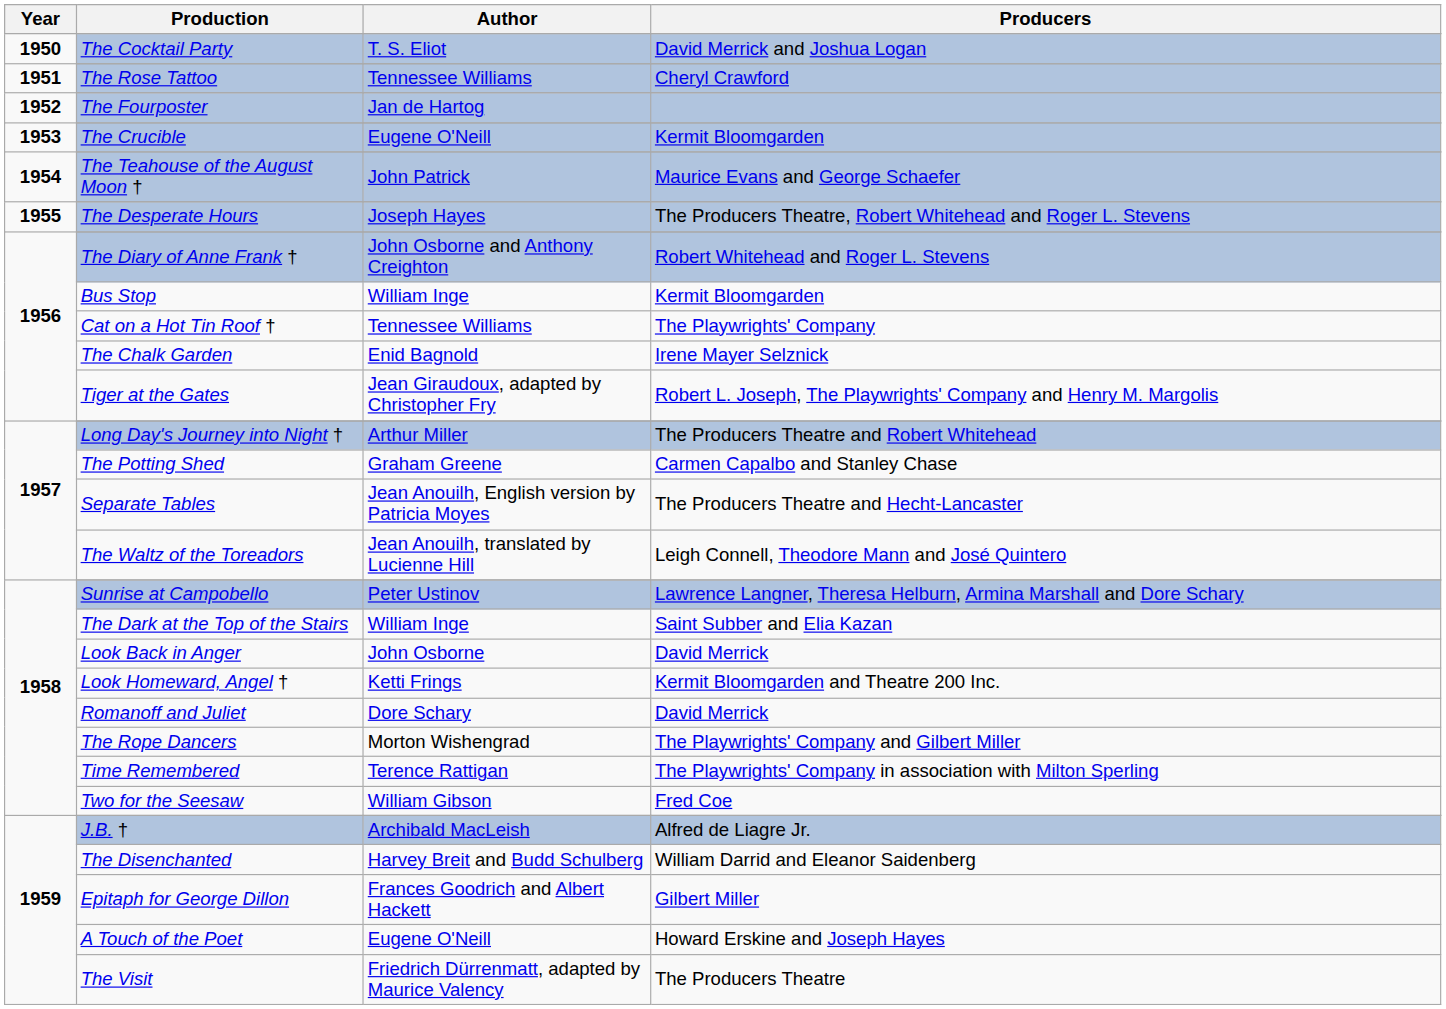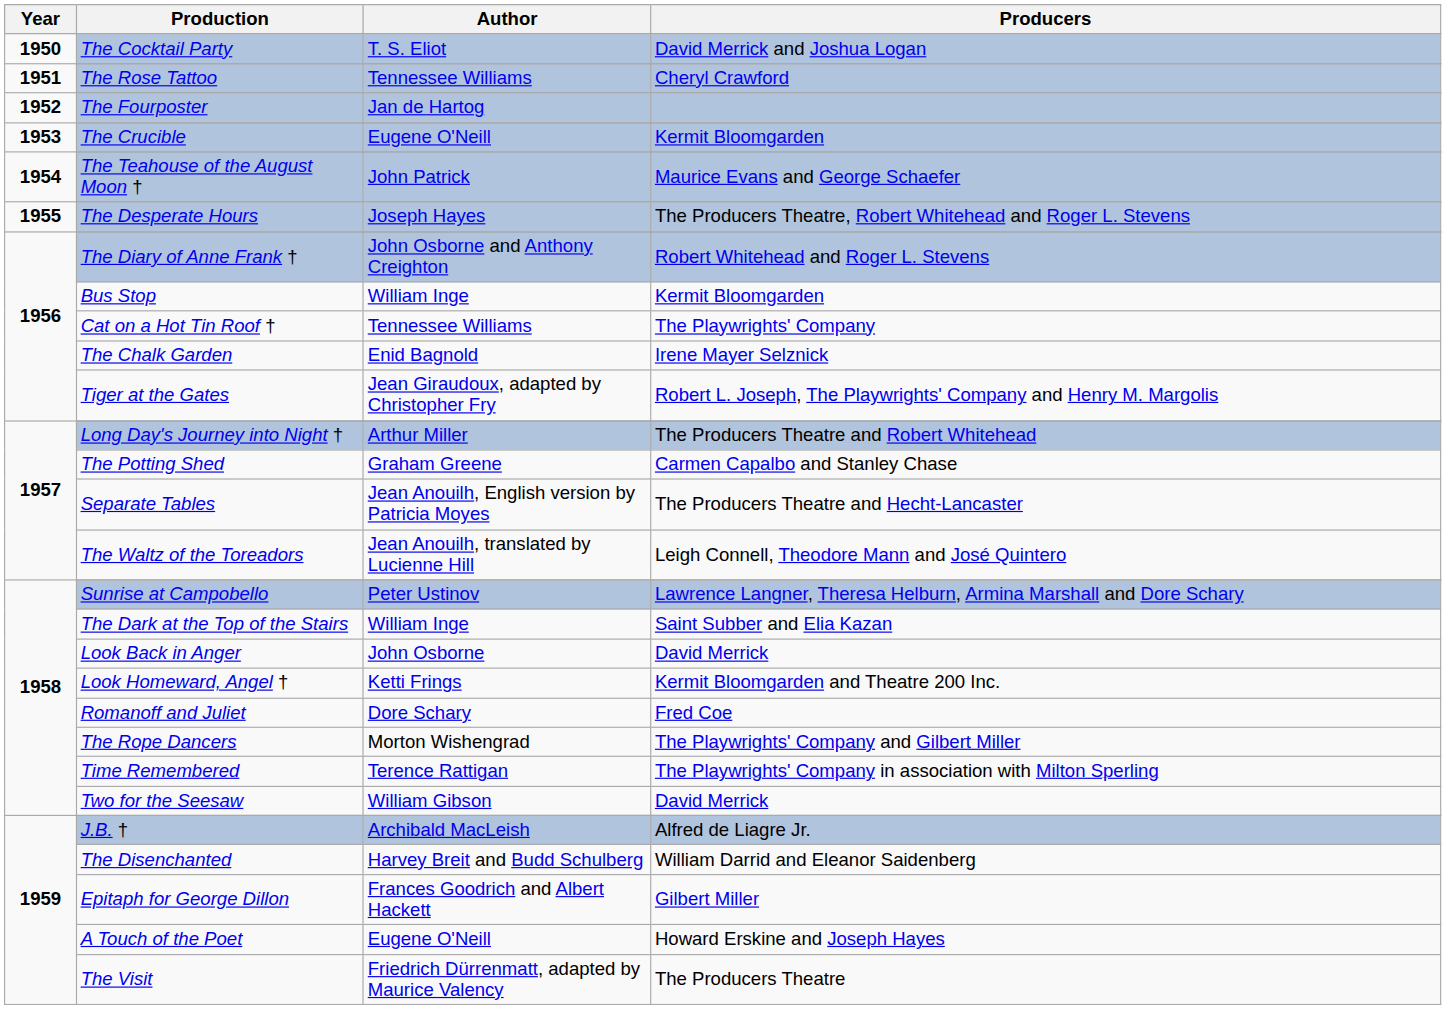(712, 712) David Merrick -> (694, 712) Fred Coe
(694, 800) Fred Coe -> (712, 800) David Merrick
